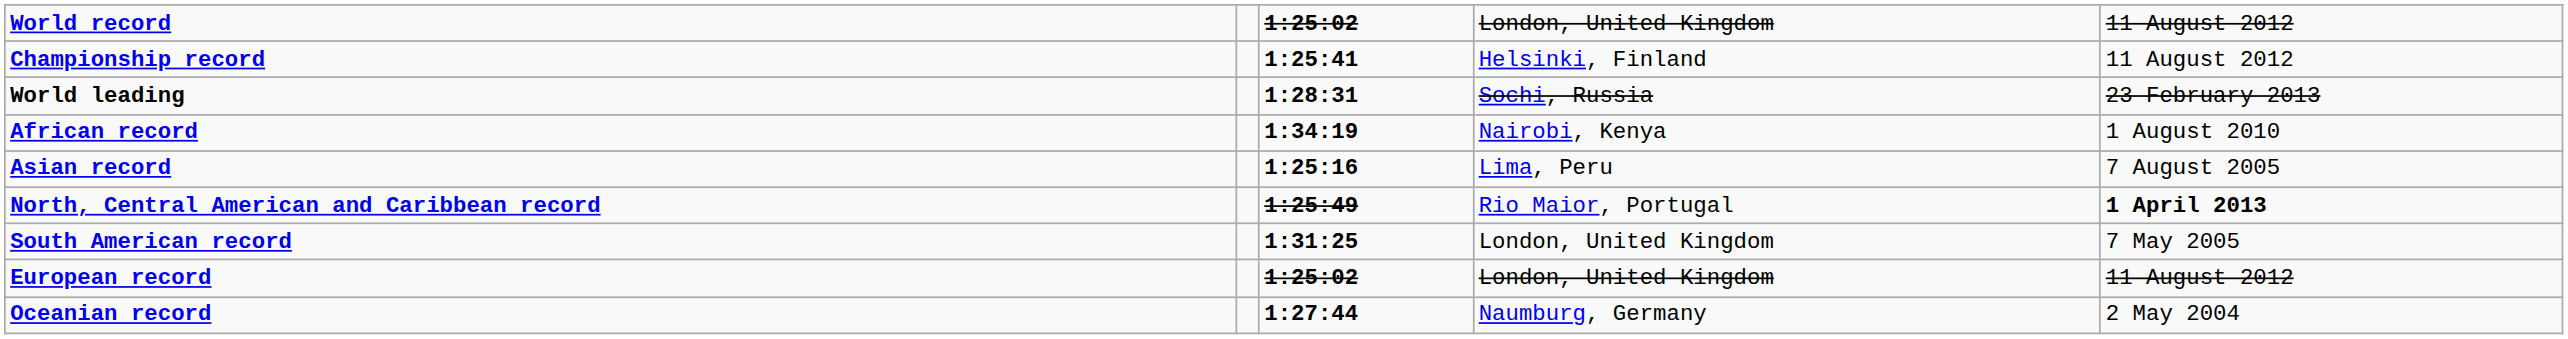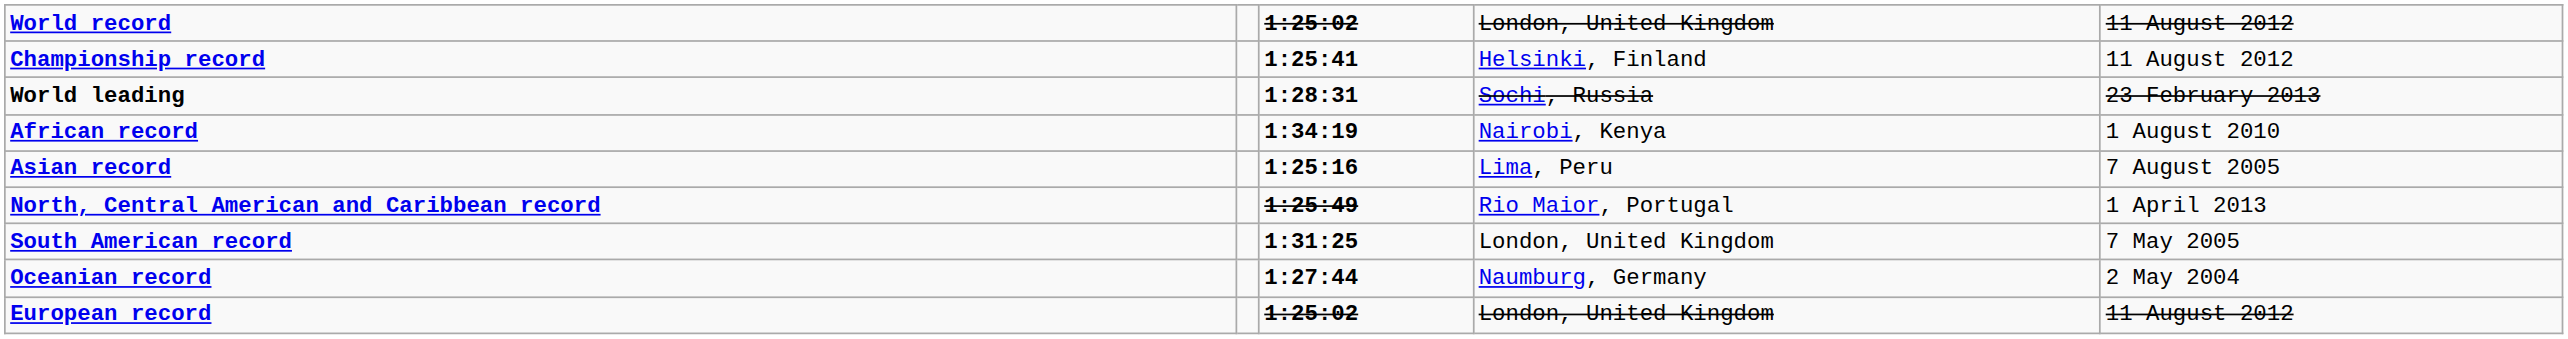(2186, 205) bold -> (2186, 205) normal
rows swapped: (111, 278) <-> (111, 315)
